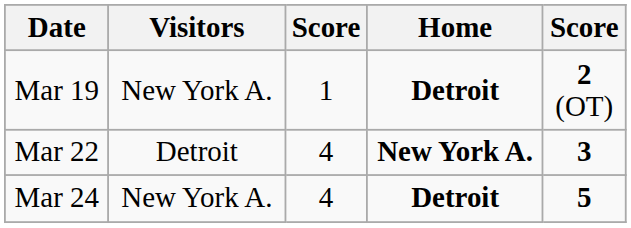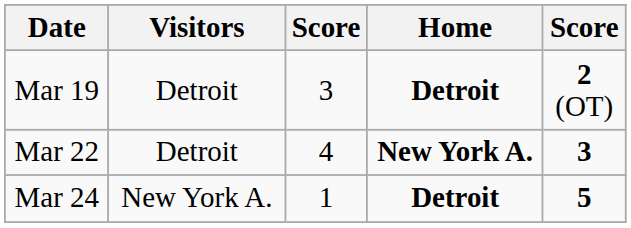(197, 89) New York A. -> (197, 89) Detroit
(326, 89) 1 -> (326, 89) 3
(326, 197) 4 -> (326, 197) 1
